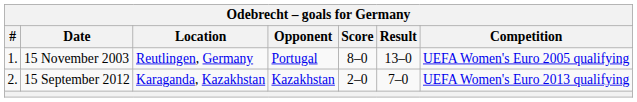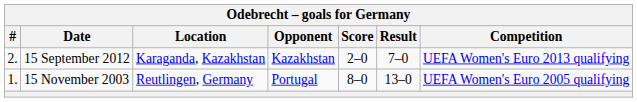rows swapped: (77, 58) <-> (77, 79)
